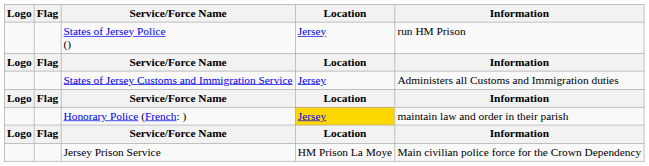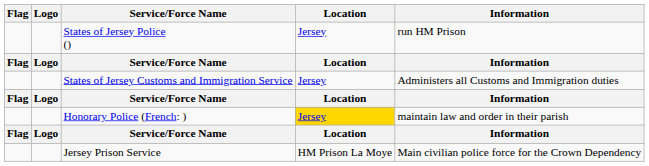columns swapped: (48, 13) <-> (19, 13)
